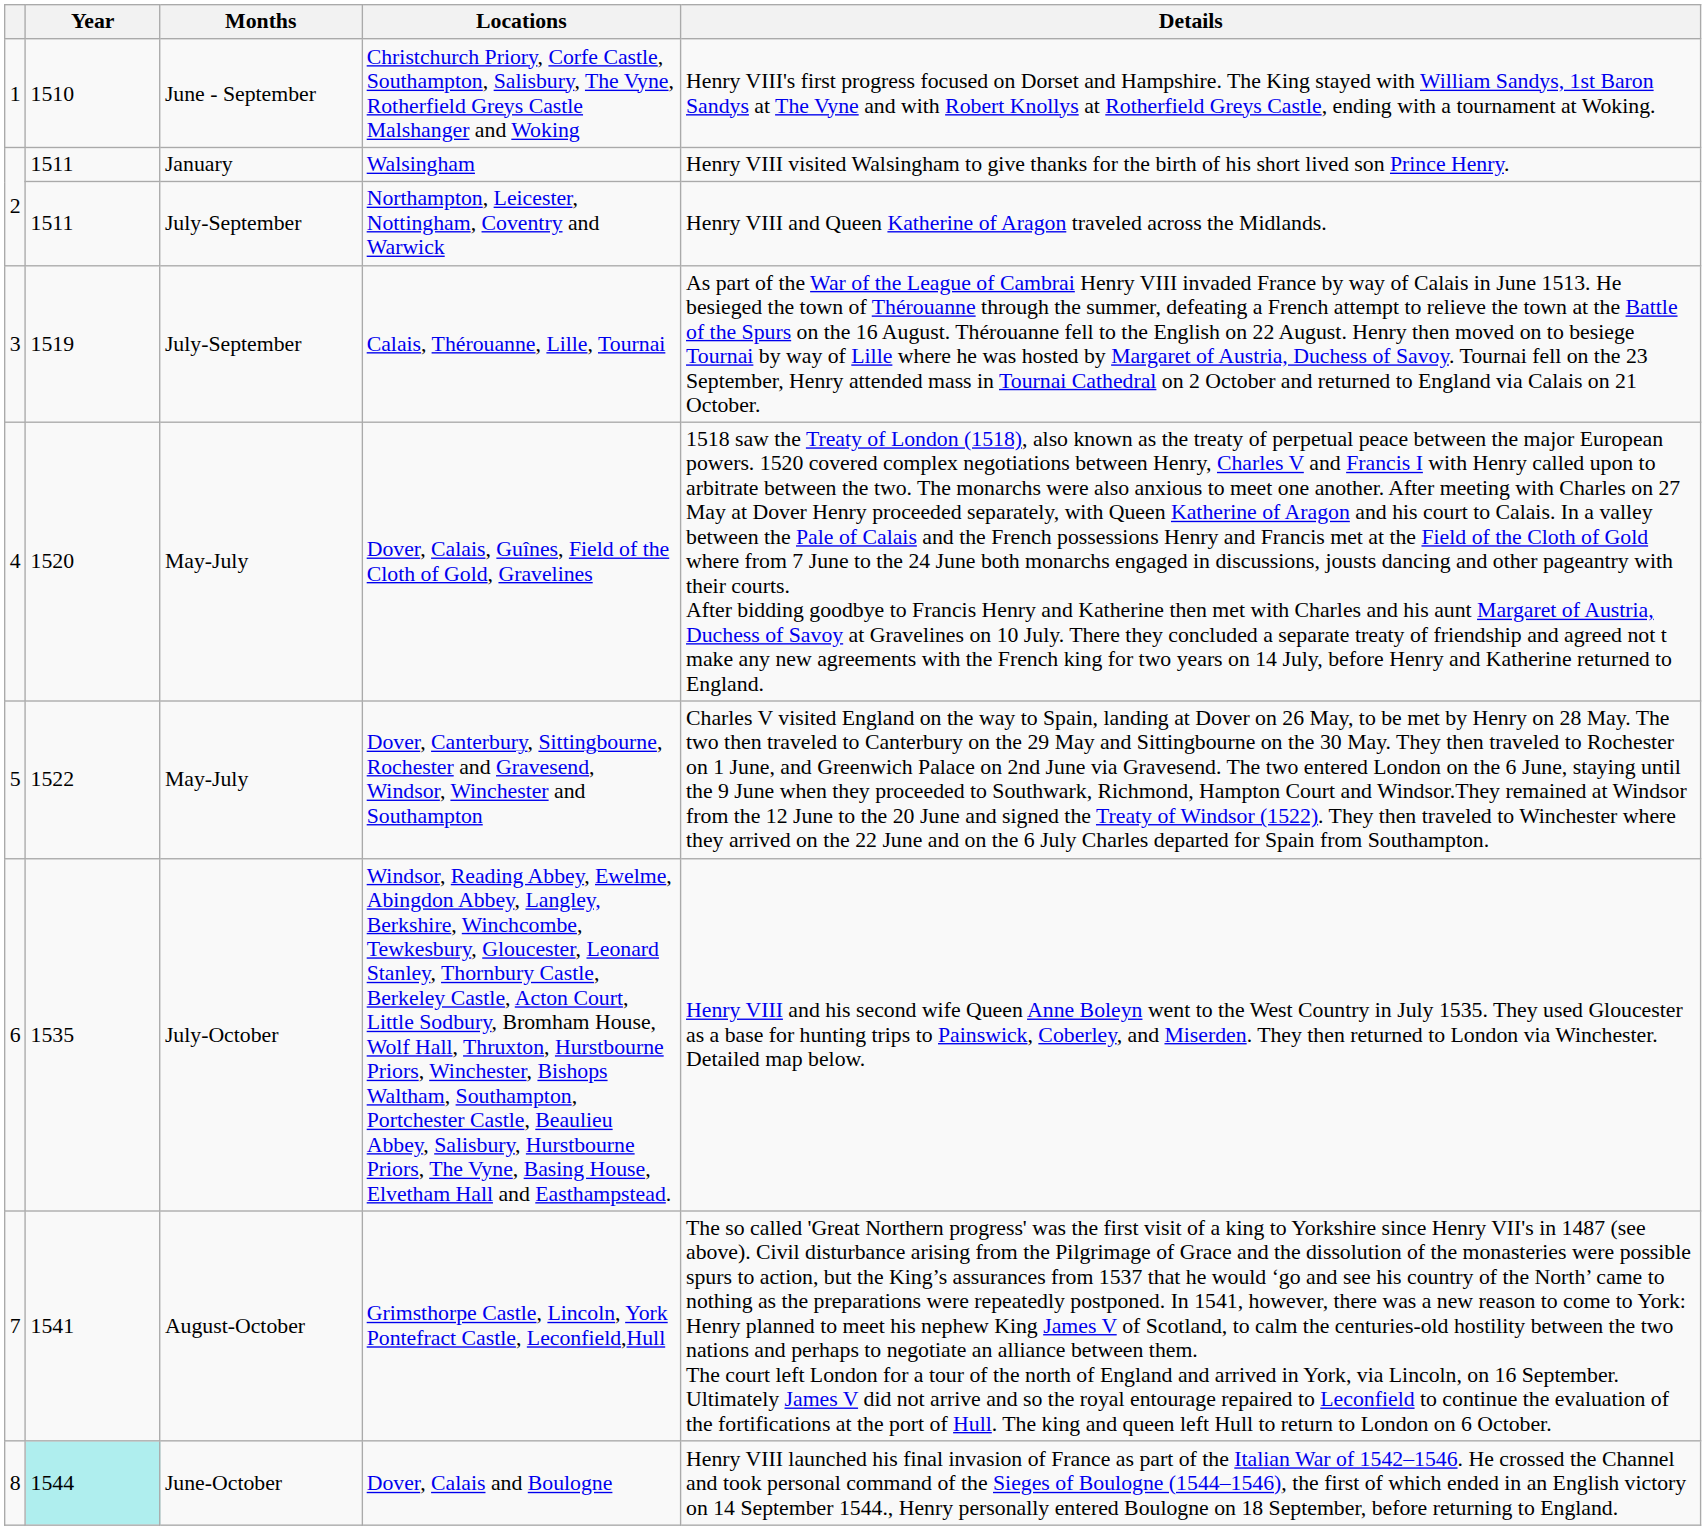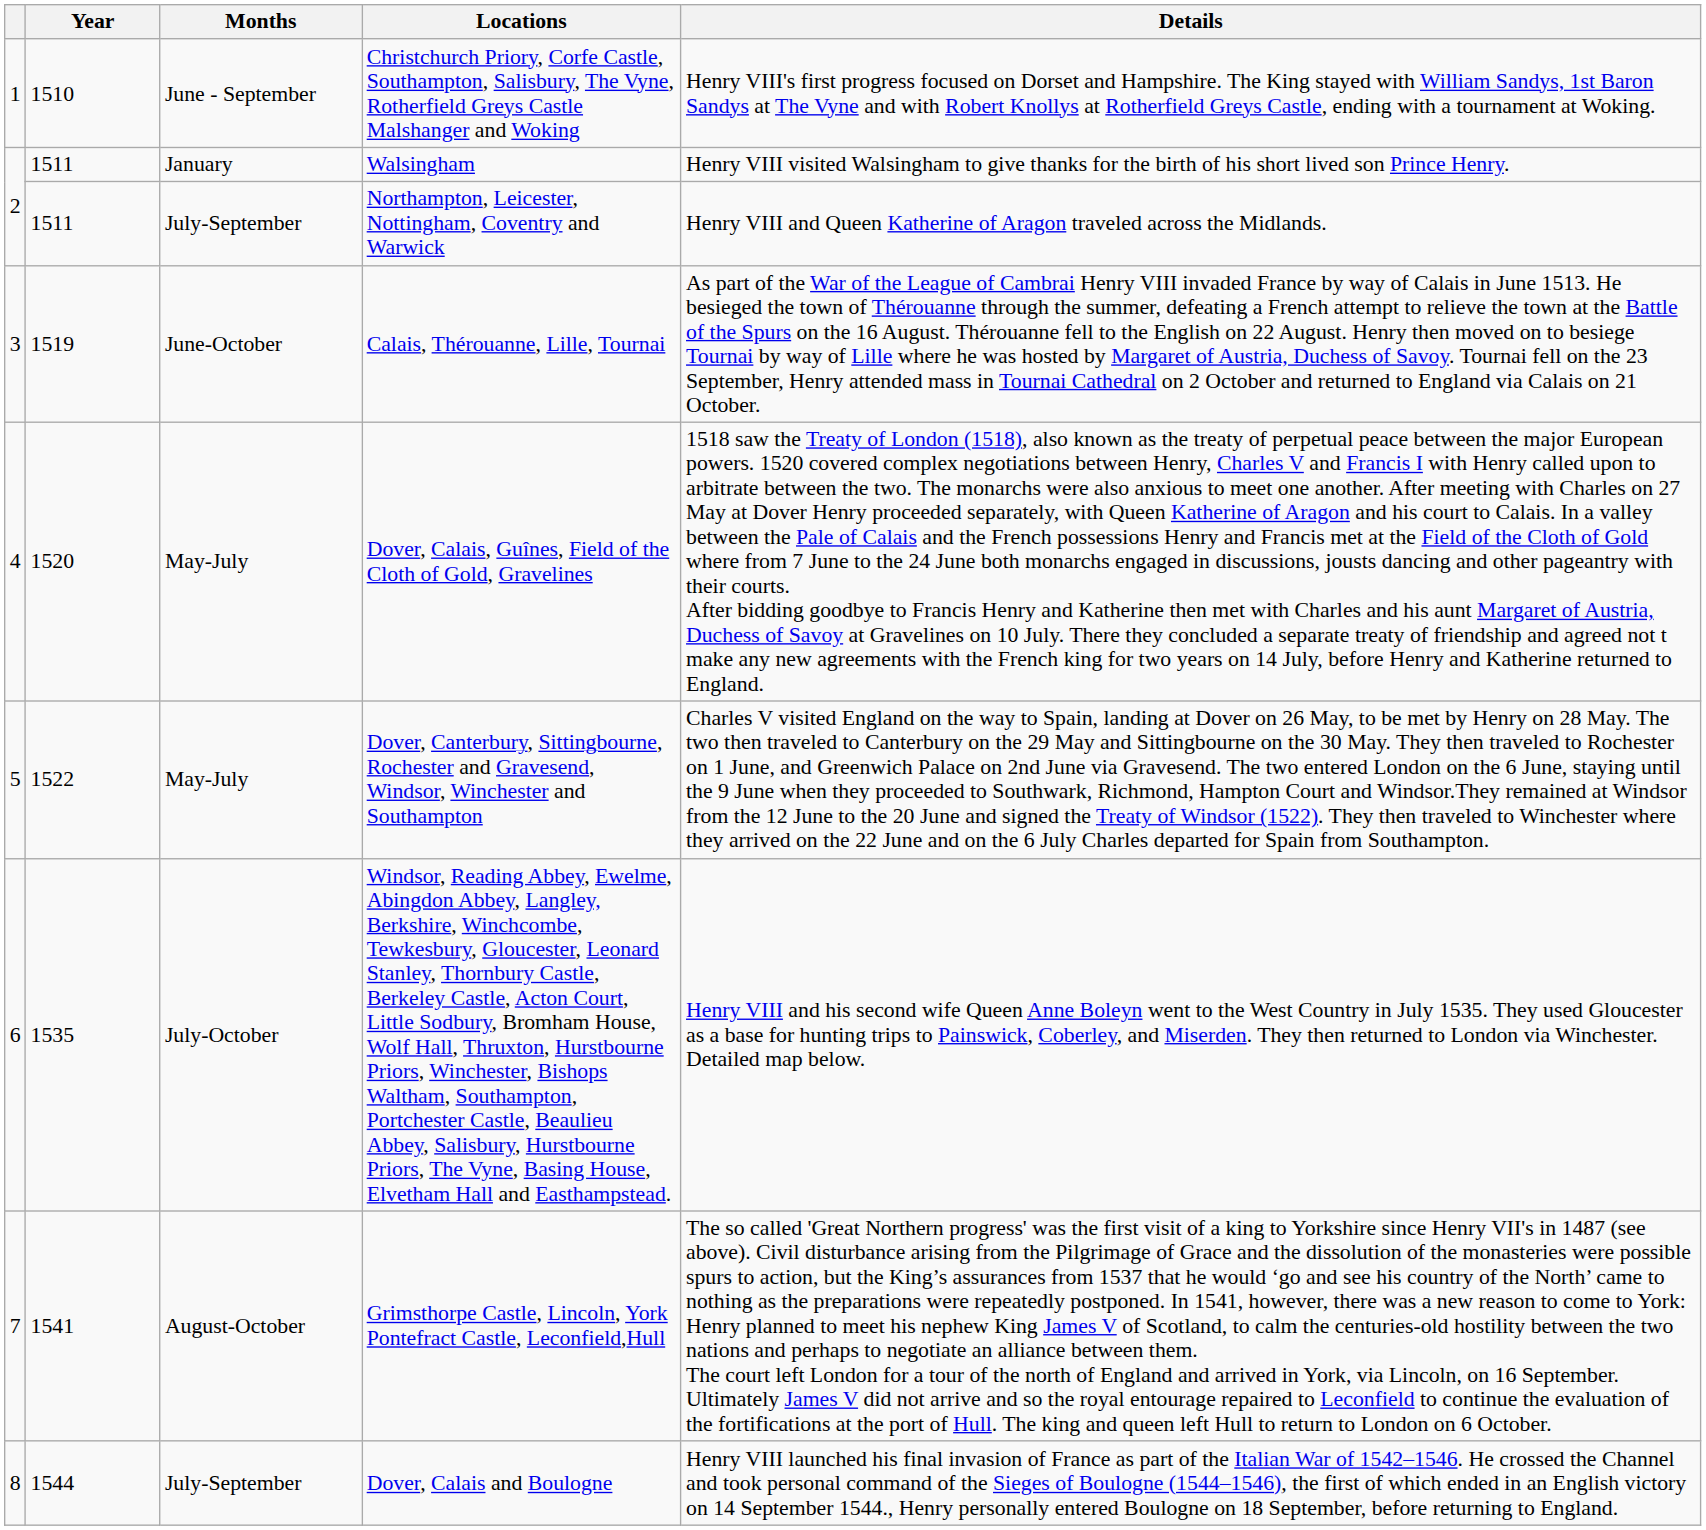(233, 343) July-September -> (223, 343) June-October
(52, 1482) paleturquoise background -> (52, 1482) no background
(223, 1482) June-October -> (233, 1482) July-September
